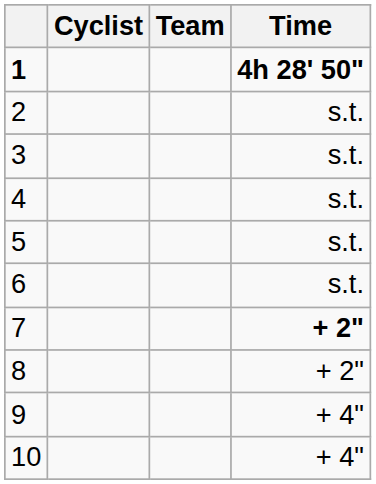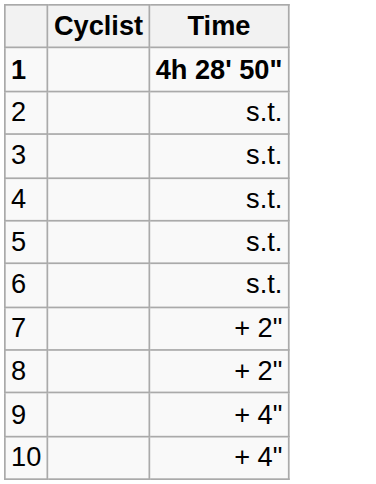- column: (190, 26)
(338, 328) bold -> (258, 328) normal
